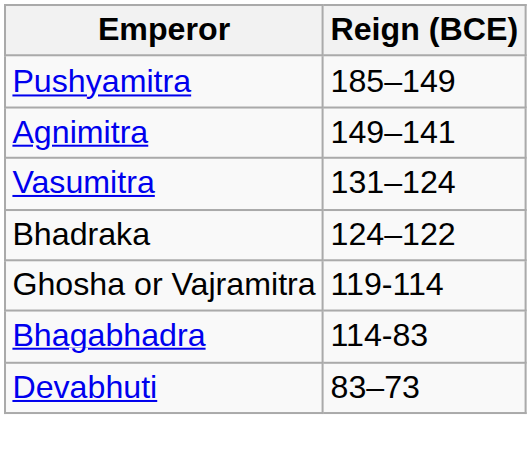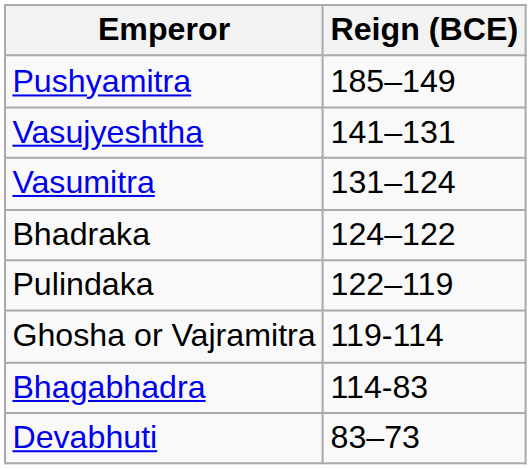- row: (80, 132)
+ row: (108, 132)
+ row: (83, 285)
